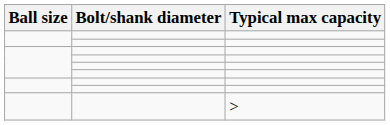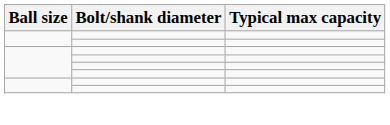- row: (38, 106)
